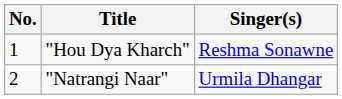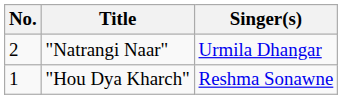rows swapped: (118, 49) <-> (107, 79)
